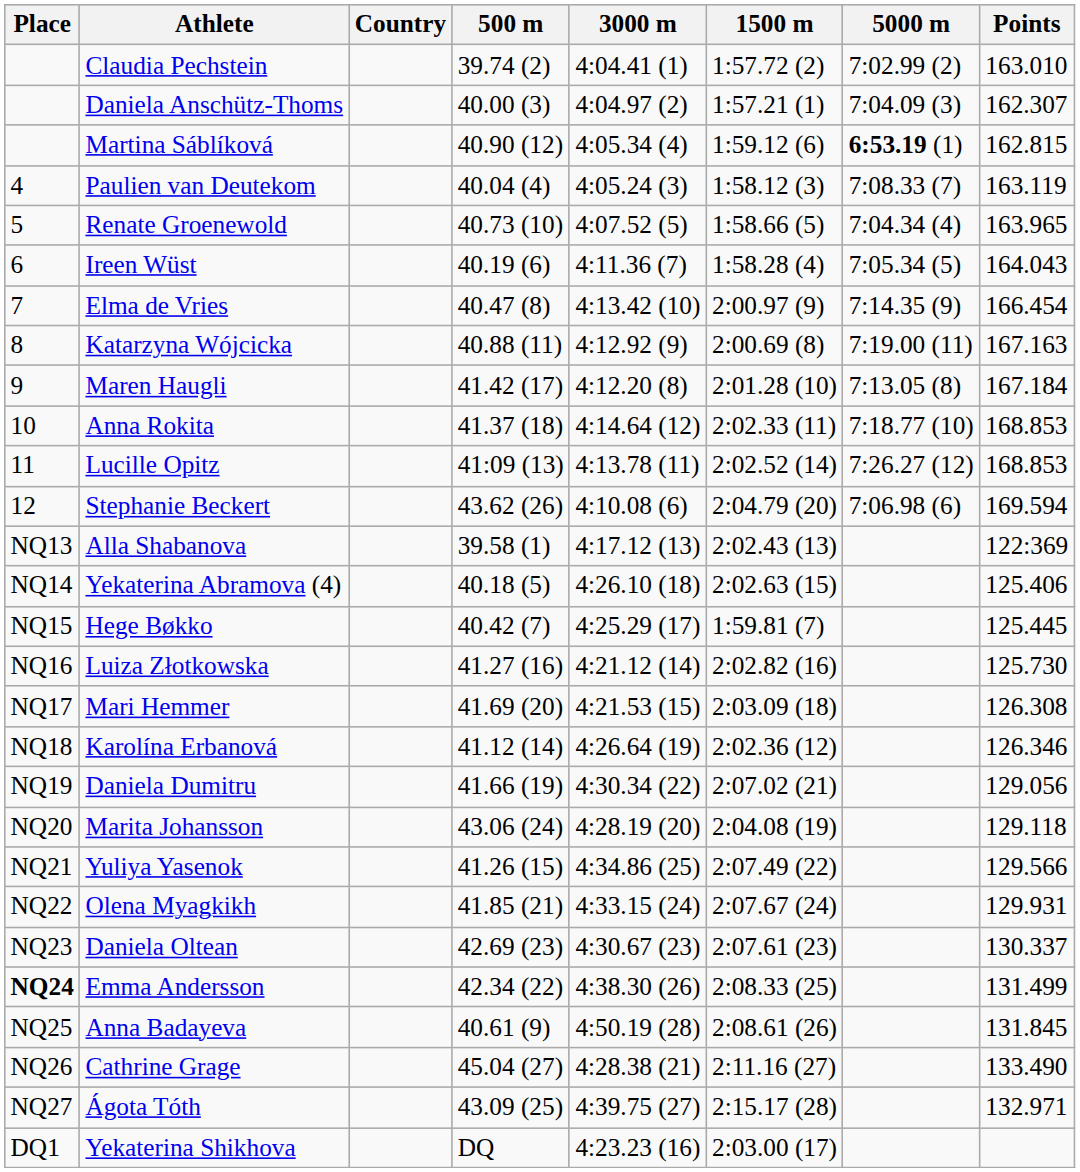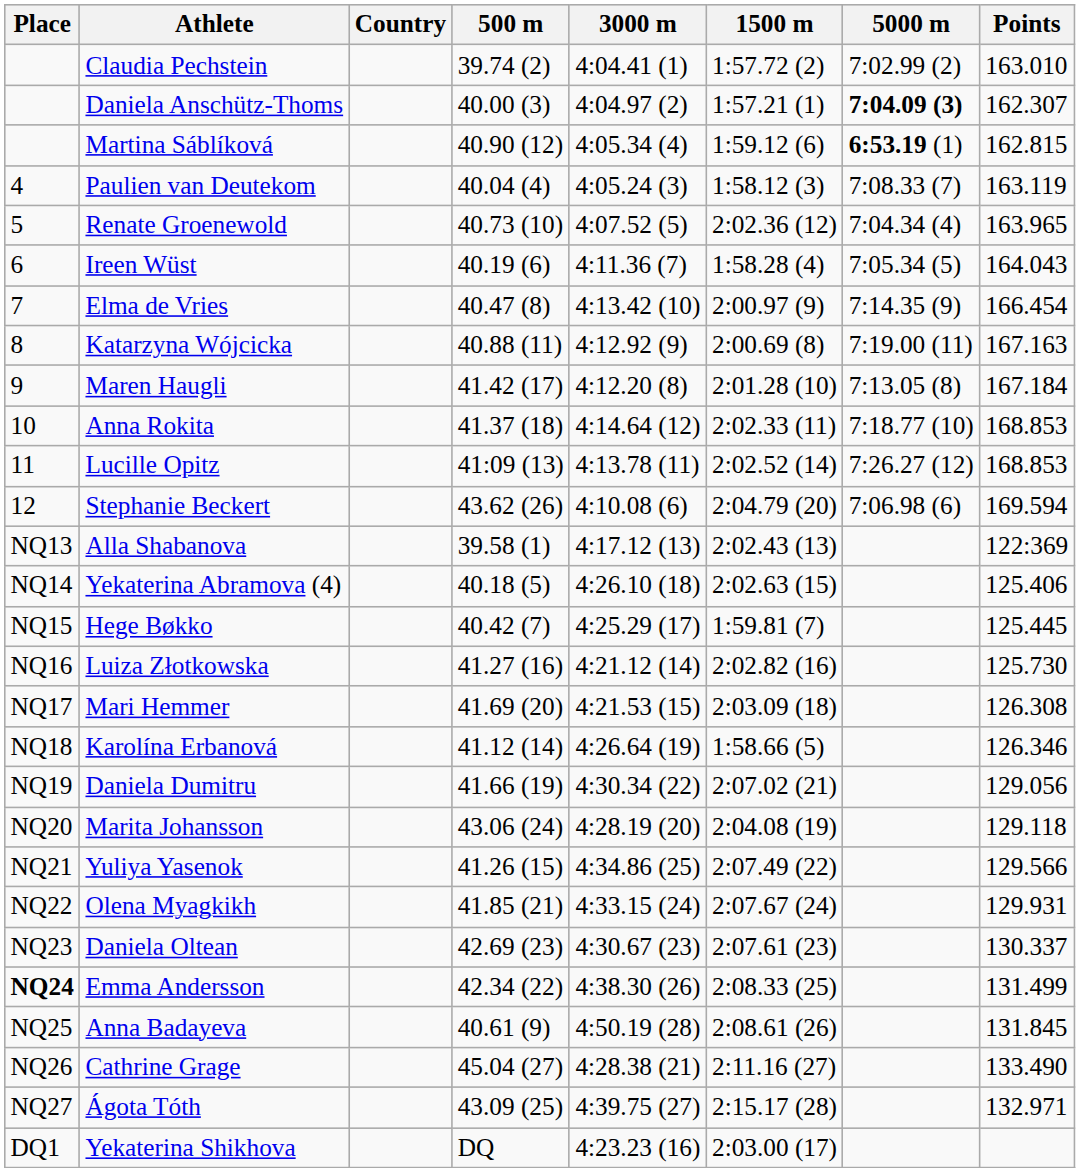(905, 104) normal -> (906, 104) bold
(768, 225) 1:58.66 (5) -> (775, 225) 2:02.36 (12)
(775, 746) 2:02.36 (12) -> (768, 746) 1:58.66 (5)
